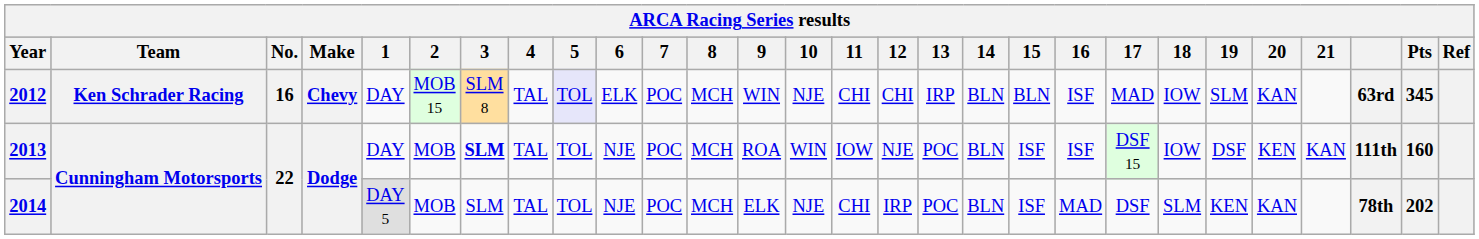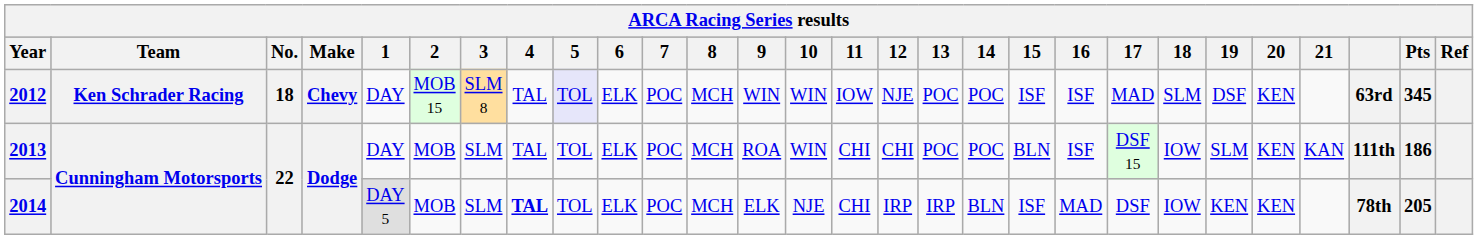(284, 96) 16 -> (284, 96) 18
(808, 96) NJE -> (809, 96) WIN
(854, 96) CHI -> (854, 96) IOW
(898, 96) CHI -> (898, 96) NJE
(940, 96) IRP -> (941, 96) POC
(986, 96) BLN -> (986, 96) POC
(1032, 96) BLN -> (1032, 96) ISF
(1182, 96) IOW -> (1182, 96) SLM
(1229, 96) SLM -> (1229, 96) DSF
(1277, 96) KAN -> (1276, 96) KEN
(485, 151) bold -> (484, 151) normal
(619, 151) NJE -> (619, 151) ELK
(854, 151) IOW -> (854, 151) CHI
(898, 151) NJE -> (898, 151) CHI
(986, 151) BLN -> (986, 151) POC
(1032, 151) ISF -> (1032, 151) BLN
(1229, 151) DSF -> (1229, 151) SLM
(1420, 151) 160 -> (1418, 151) 186
(531, 206) normal -> (530, 206) bold
(619, 206) NJE -> (619, 206) ELK
(940, 206) POC -> (941, 206) IRP
(1182, 206) SLM -> (1182, 206) IOW
(1277, 206) KAN -> (1276, 206) KEN
(1420, 206) 202 -> (1418, 206) 205
